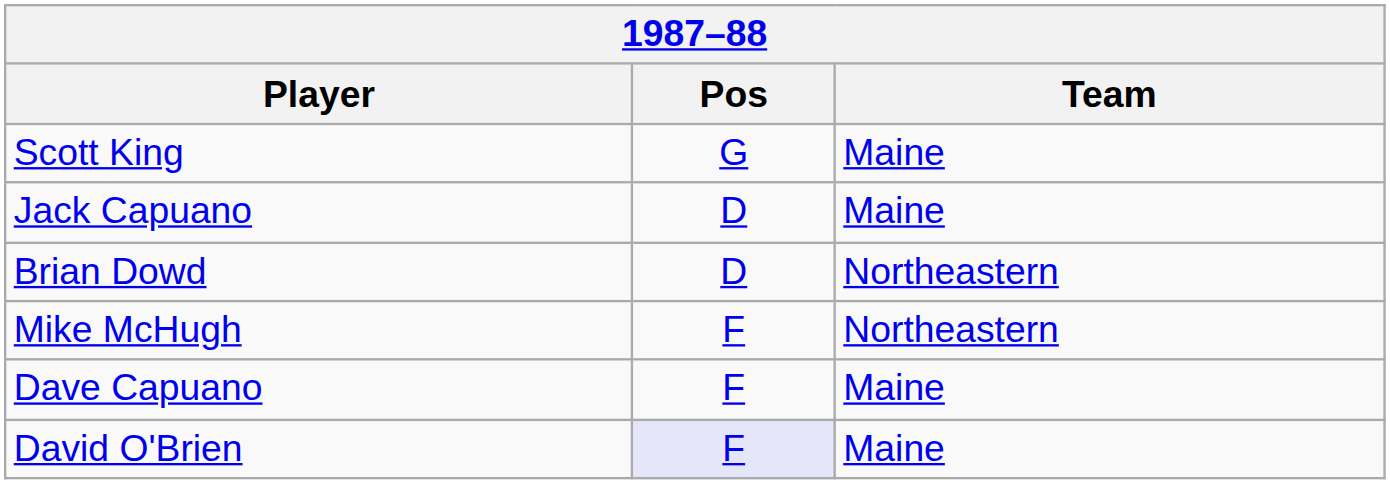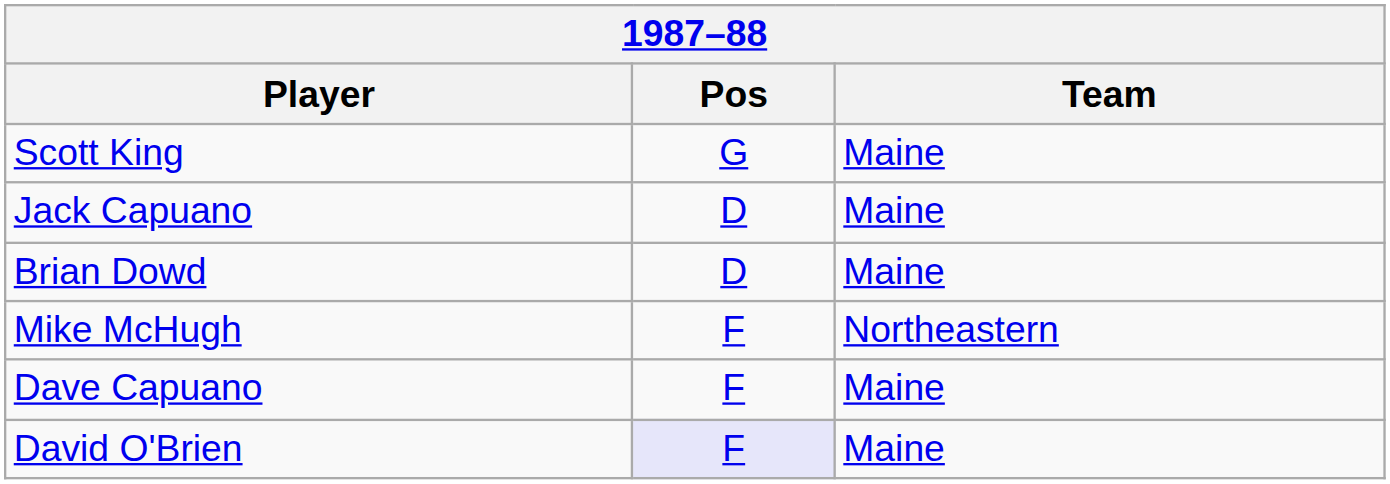(951, 270) Northeastern -> (894, 270) Maine
